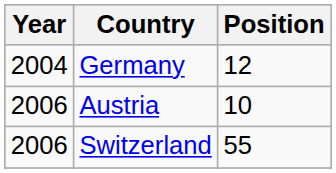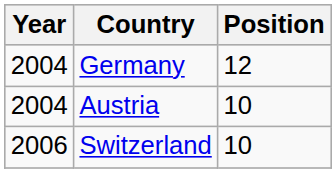(39, 106) 2006 -> (39, 106) 2004
(238, 146) 55 -> (238, 146) 10
